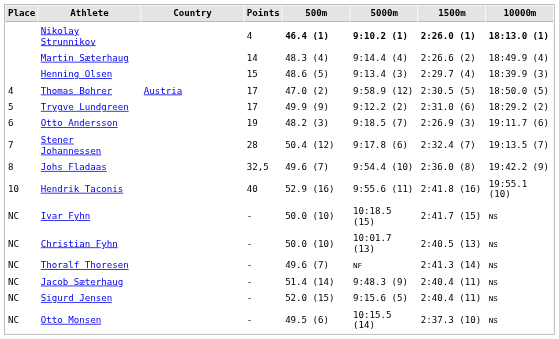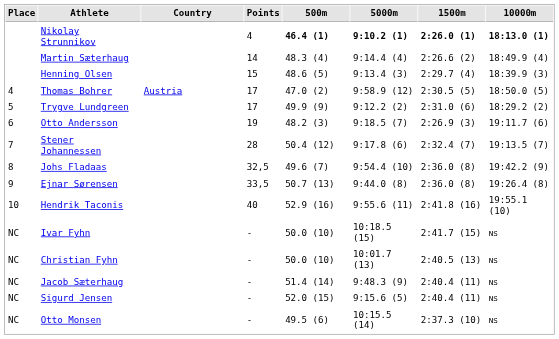+ row: (79, 183)
- row: (85, 265)
